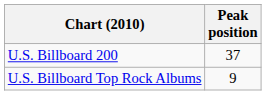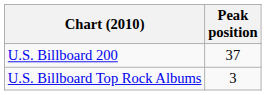(233, 78) 9 -> (233, 78) 3
